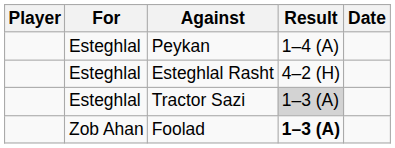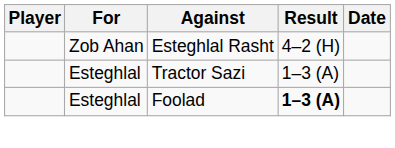- row: (181, 45)
(105, 73) Esteghlal -> (106, 45) Zob Ahan
(310, 101) lightgrey background -> (310, 73) no background
(106, 128) Zob Ahan -> (105, 101) Esteghlal
